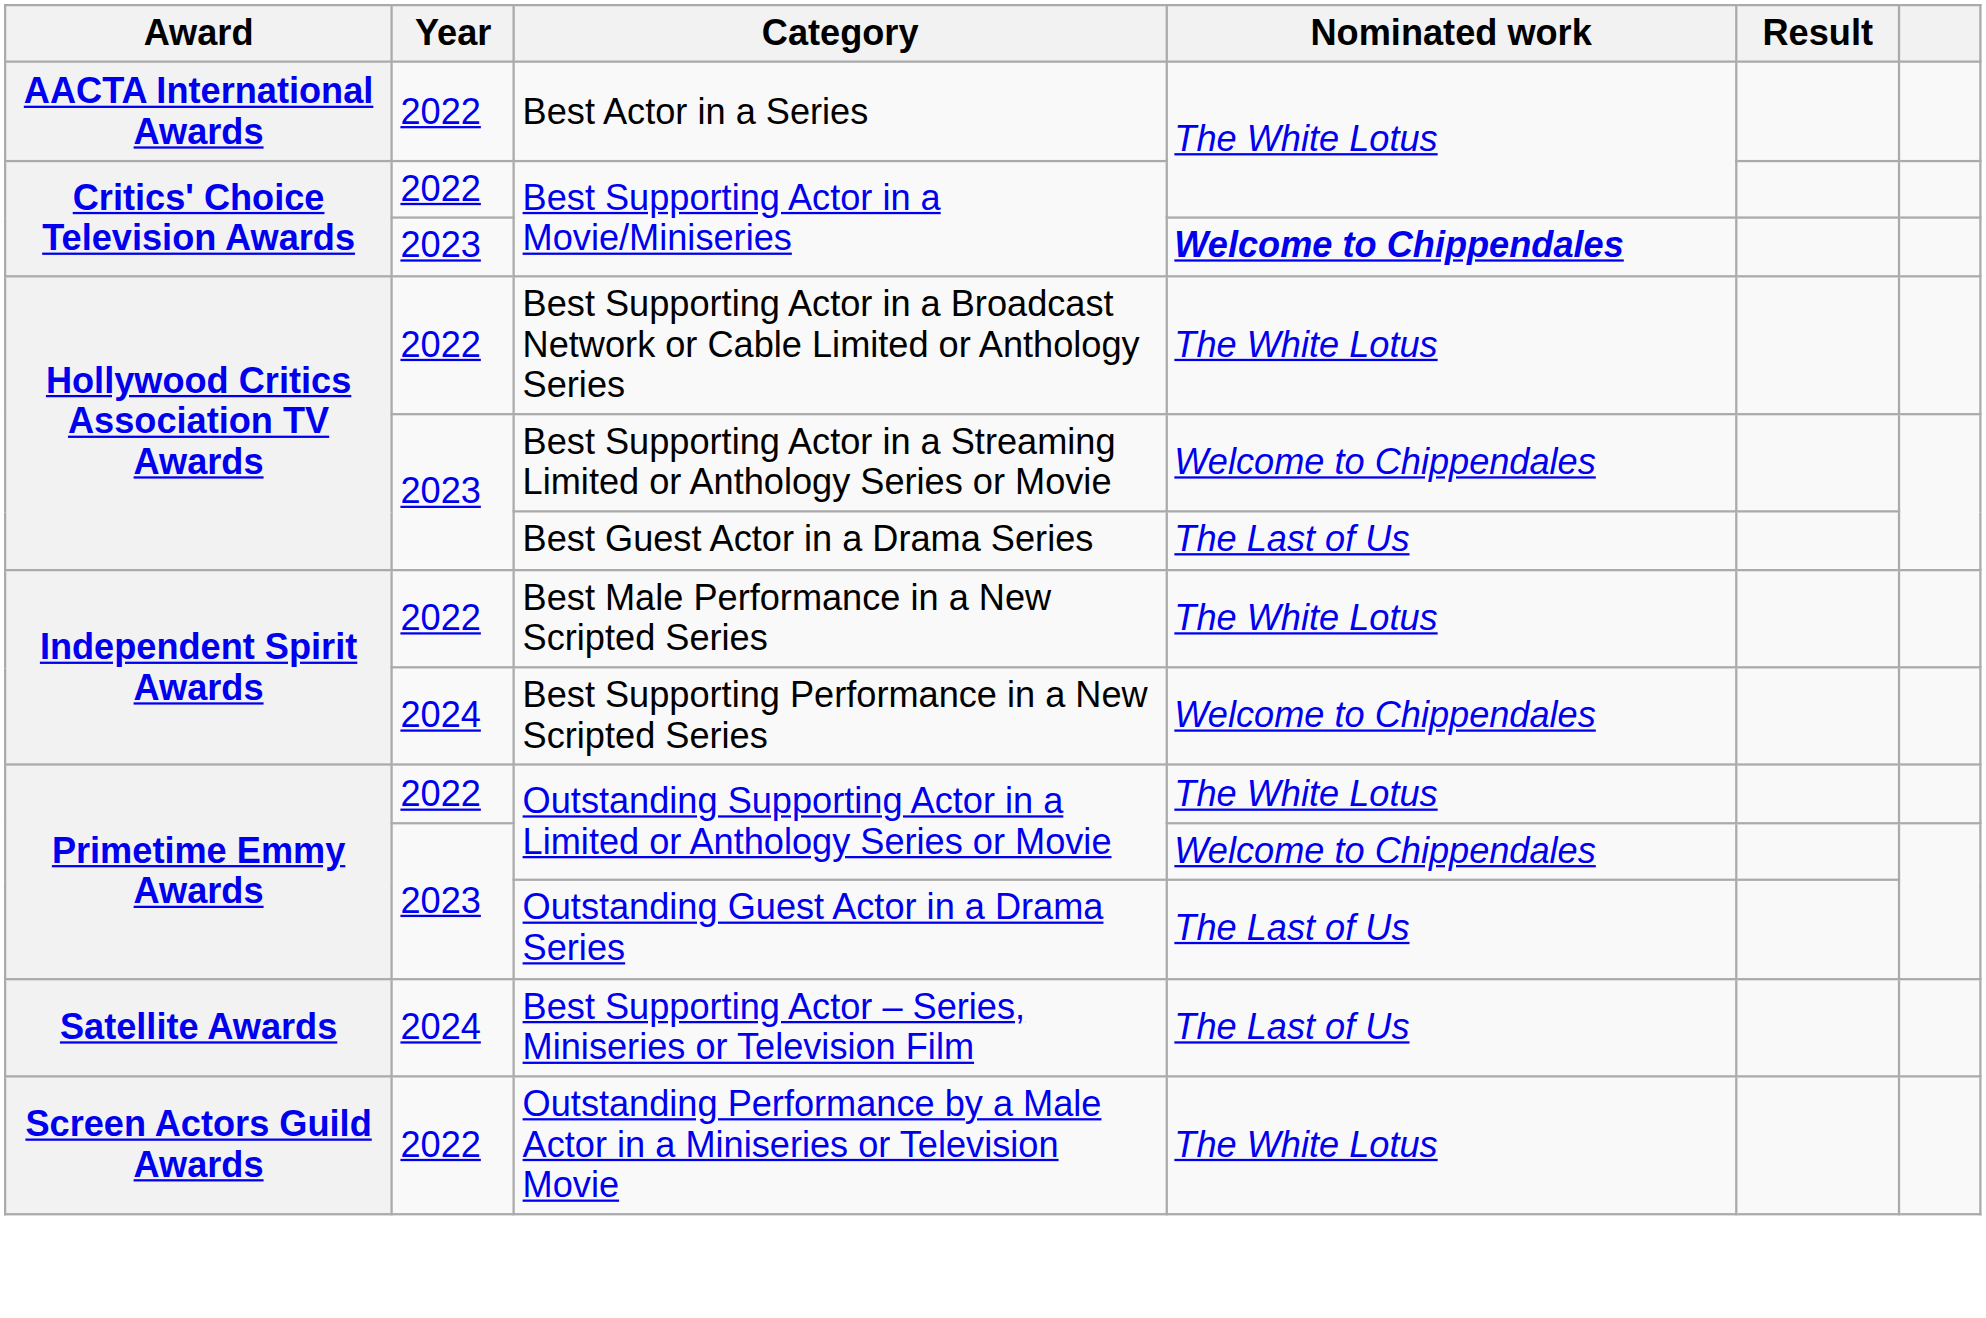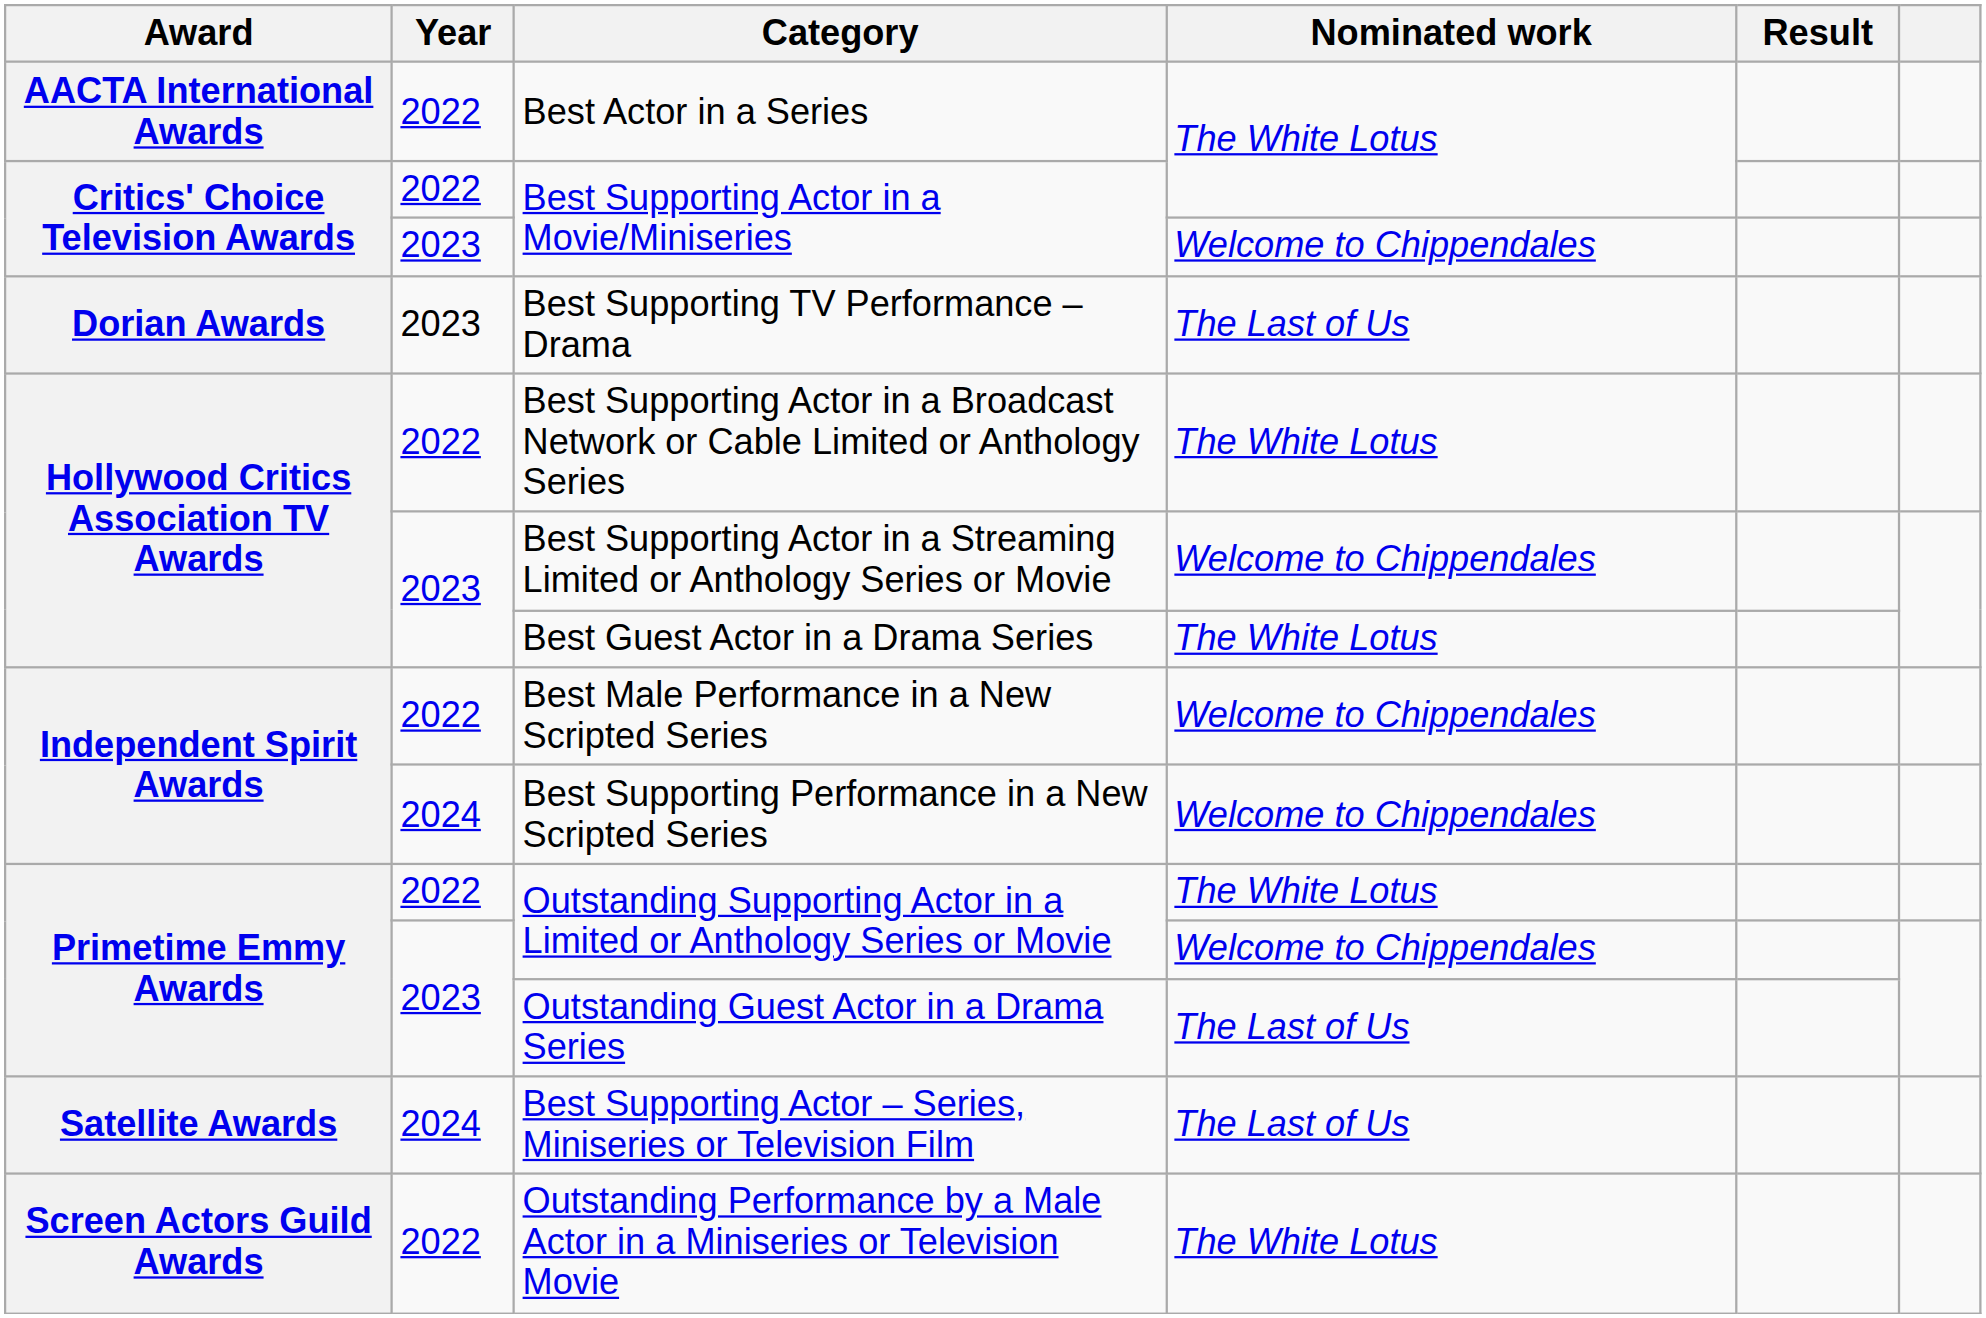(1399, 245) bold -> (1385, 245) normal
+ row: (441, 323)
(1292, 539) The Last of Us -> (1306, 638) The White Lotus
(1306, 617) The White Lotus -> (1385, 715) Welcome to Chippendales
